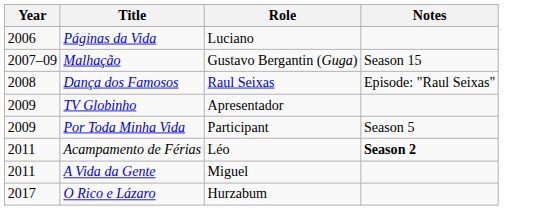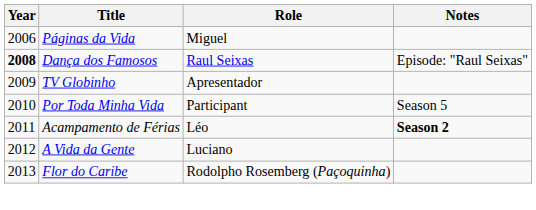(231, 37) Luciano -> (207, 37) Miguel
- row: (92, 60)
(22, 82) normal -> (22, 60) bold
(22, 127) 2009 -> (22, 104) 2010
(22, 171) 2011 -> (22, 149) 2012
(228, 171) Miguel -> (210, 149) Luciano
+ row: (85, 171)
- row: (110, 194)
